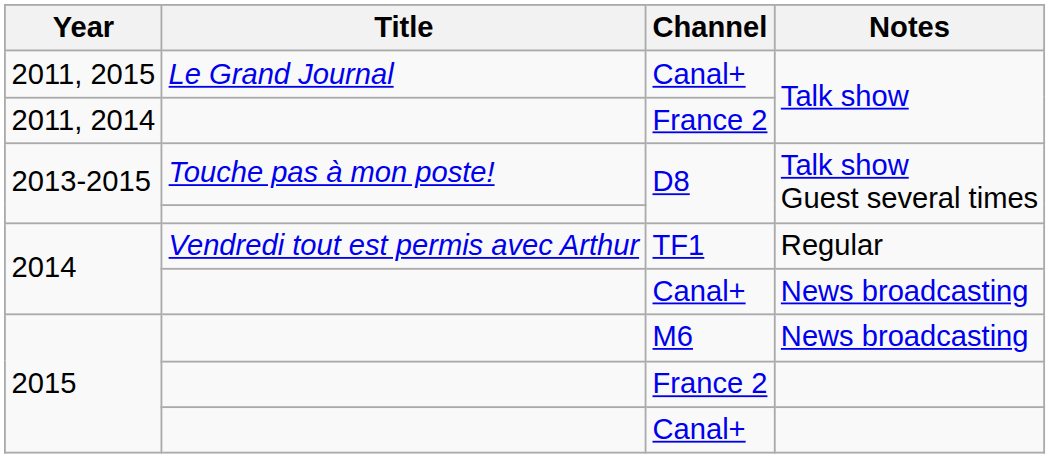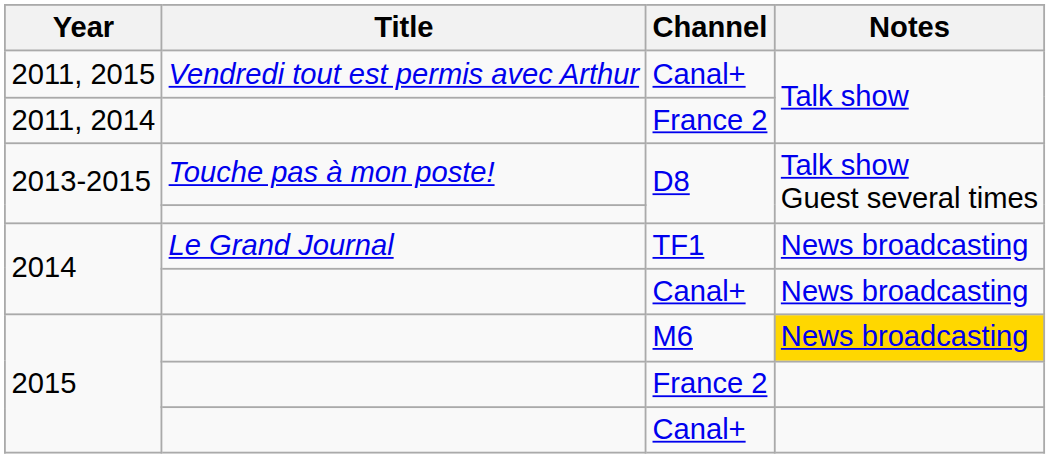(281, 73) Le Grand Journal -> (404, 73) Vendredi tout est permis avec Arthur
(404, 245) Vendredi tout est permis avec Arthur -> (281, 245) Le Grand Journal
(832, 245) Regular -> (905, 245) News broadcasting
(905, 337) no background -> (905, 337) gold background
